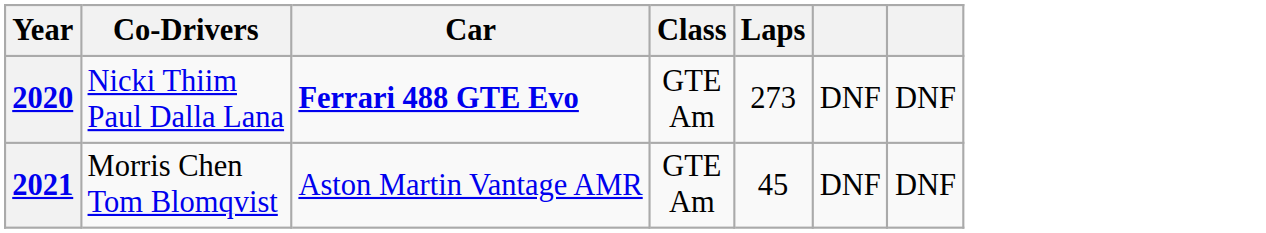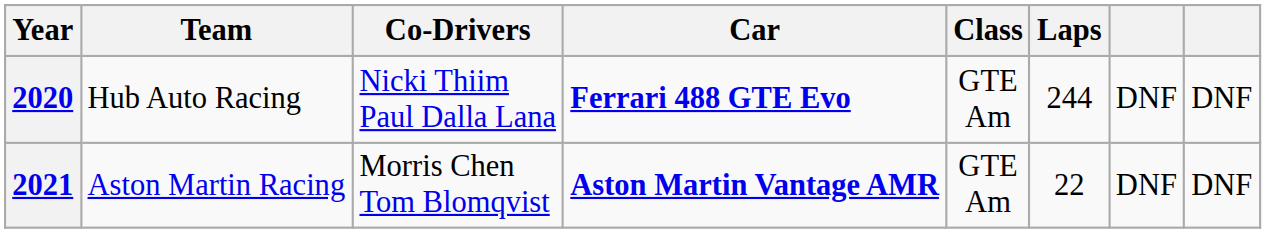+ column: (216, 30)
(773, 98) 273 -> (1069, 98) 244
(471, 184) normal -> (755, 184) bold
(773, 184) 45 -> (1069, 184) 22
